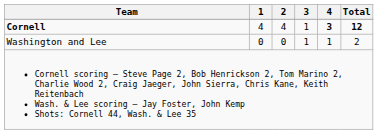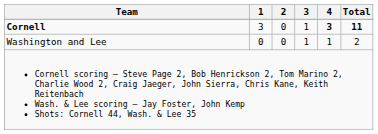(261, 27) 4 -> (261, 27) 3
(284, 27) 4 -> (284, 27) 0
(357, 27) 12 -> (357, 27) 11
